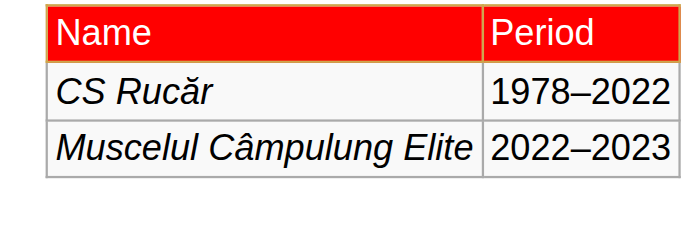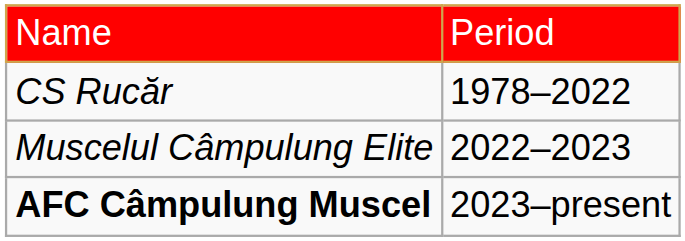+ row: (223, 205)
